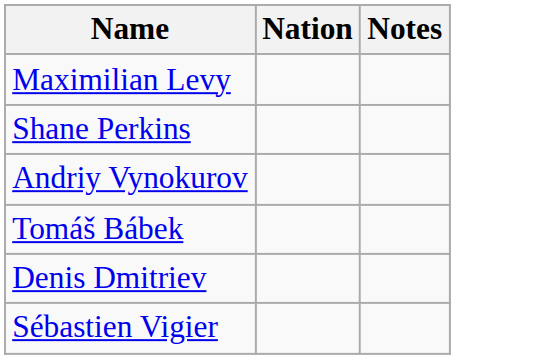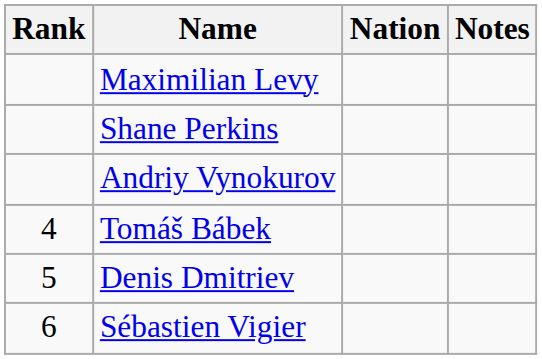+ column: (49, 29)
